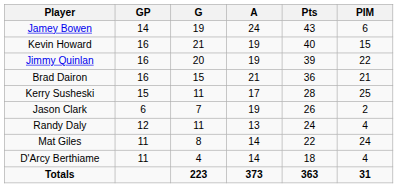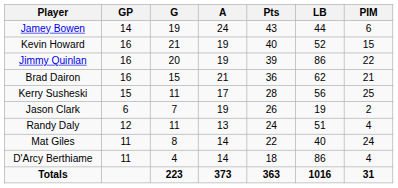+ column: (320, 12)
